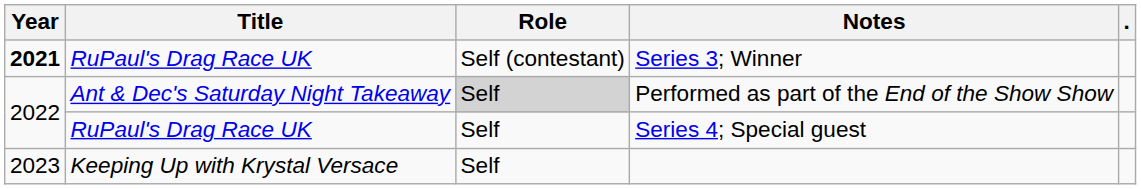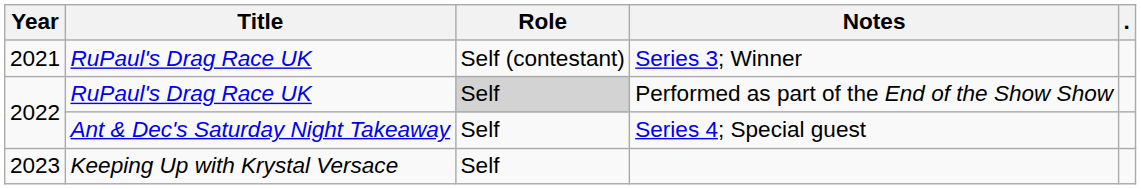(35, 58) bold -> (35, 58) normal
(260, 93) Ant & Dec's Saturday Night Takeaway -> (191, 93) RuPaul's Drag Race UK
(191, 129) RuPaul's Drag Race UK -> (260, 129) Ant & Dec's Saturday Night Takeaway
